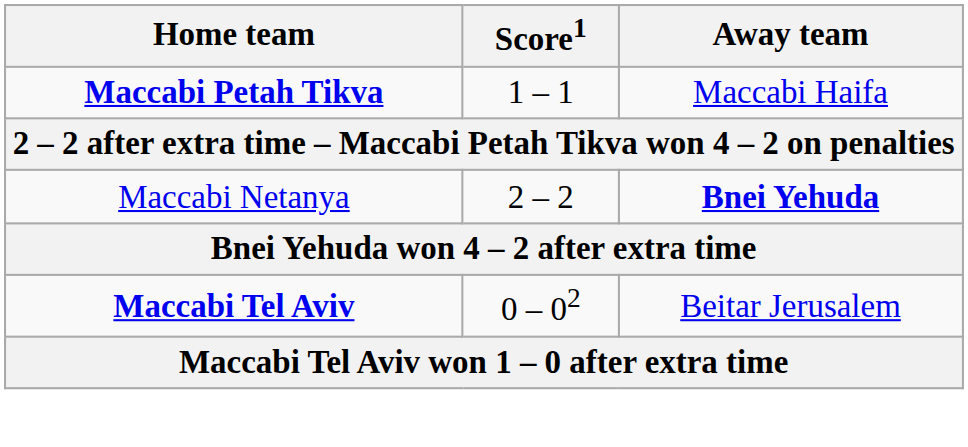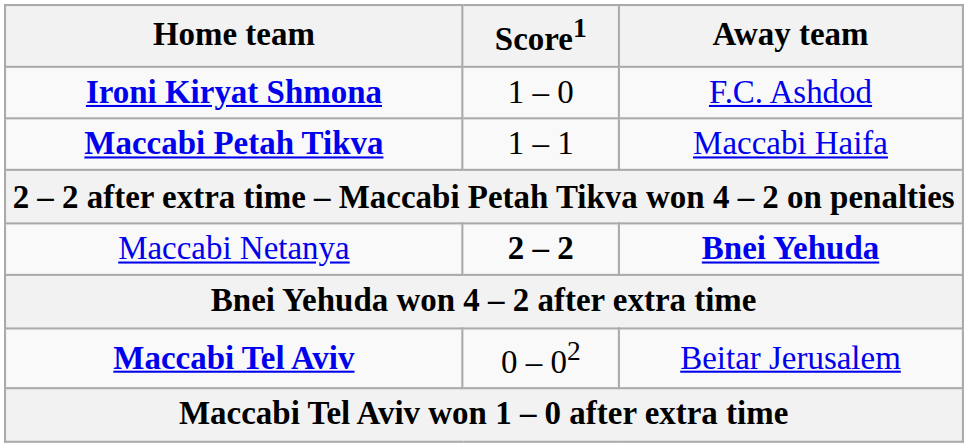+ row: (234, 91)
(541, 196) normal -> (541, 248) bold
